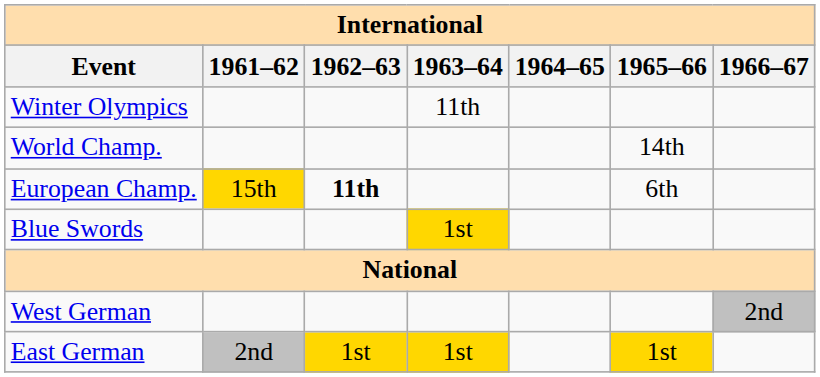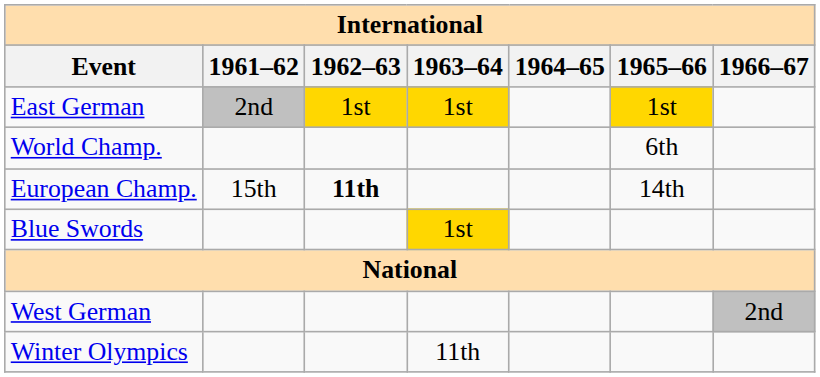rows swapped: (99, 106) <-> (78, 351)
(662, 147) 14th -> (662, 147) 6th
(254, 188) gold background -> (254, 188) no background
(662, 188) 6th -> (662, 188) 14th
